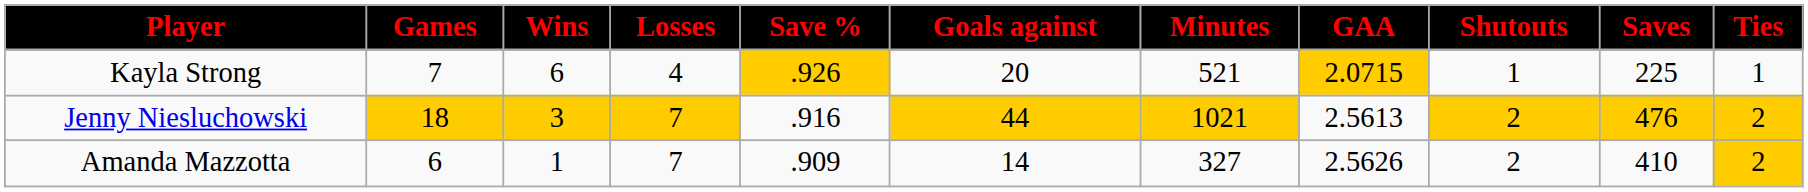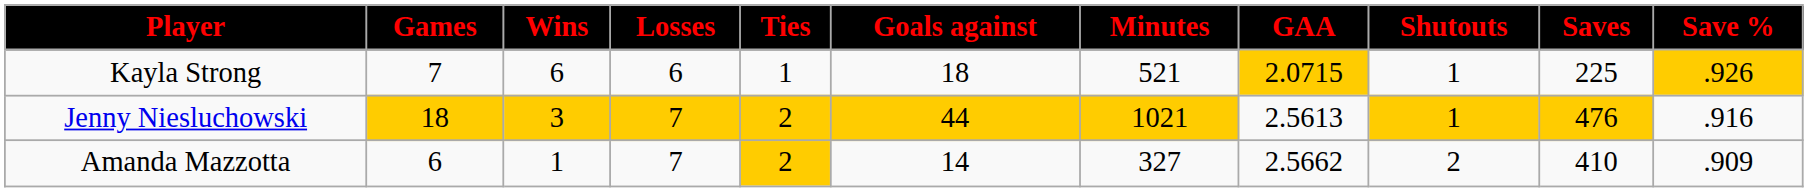columns swapped: (1758, 27) <-> (815, 27)
(676, 72) 4 -> (676, 72) 6
(1015, 72) 20 -> (955, 72) 18
(1514, 117) 2 -> (1454, 117) 1
(1364, 162) 2.5626 -> (1304, 162) 2.5662
